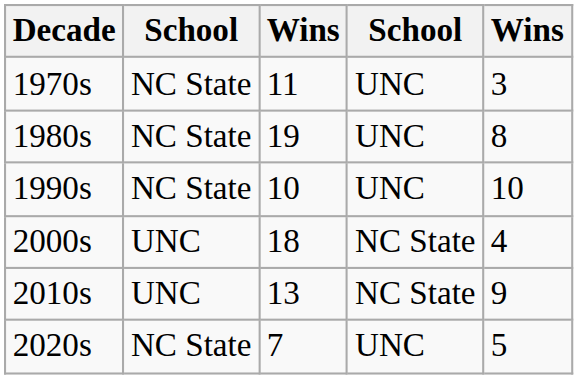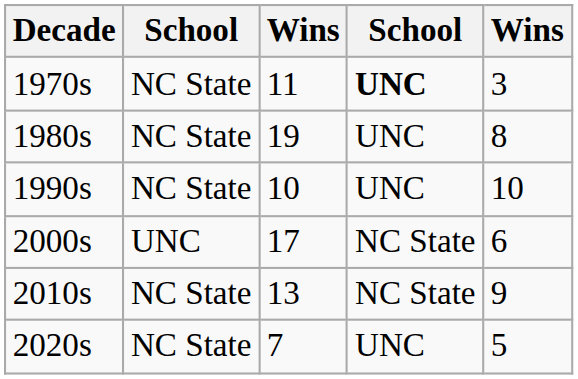(390, 83) normal -> (391, 83) bold
(283, 240) 18 -> (283, 240) 17
(499, 240) 4 -> (499, 240) 6
(166, 293) UNC -> (191, 293) NC State
